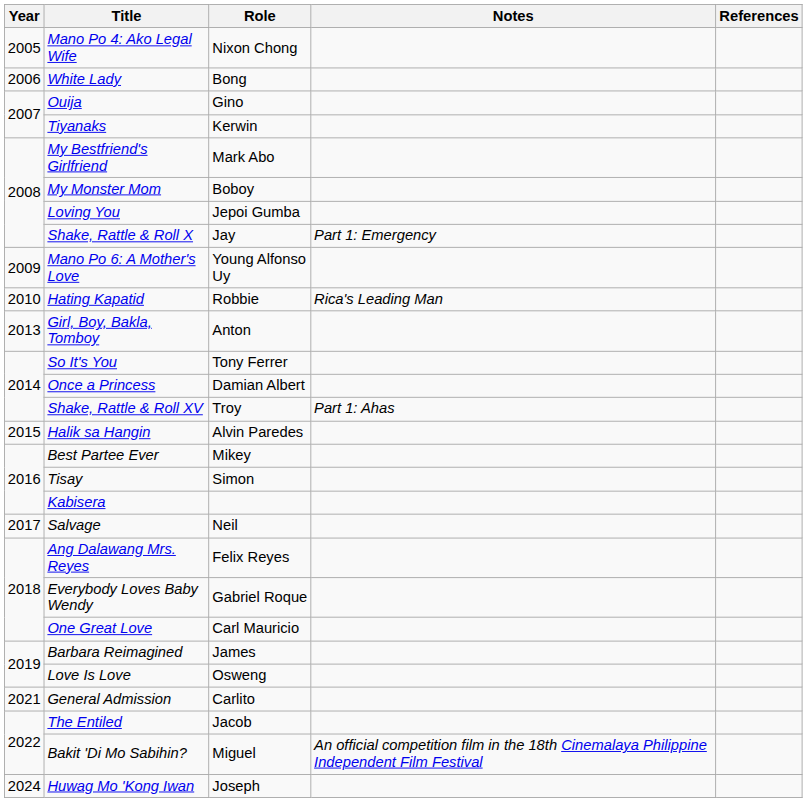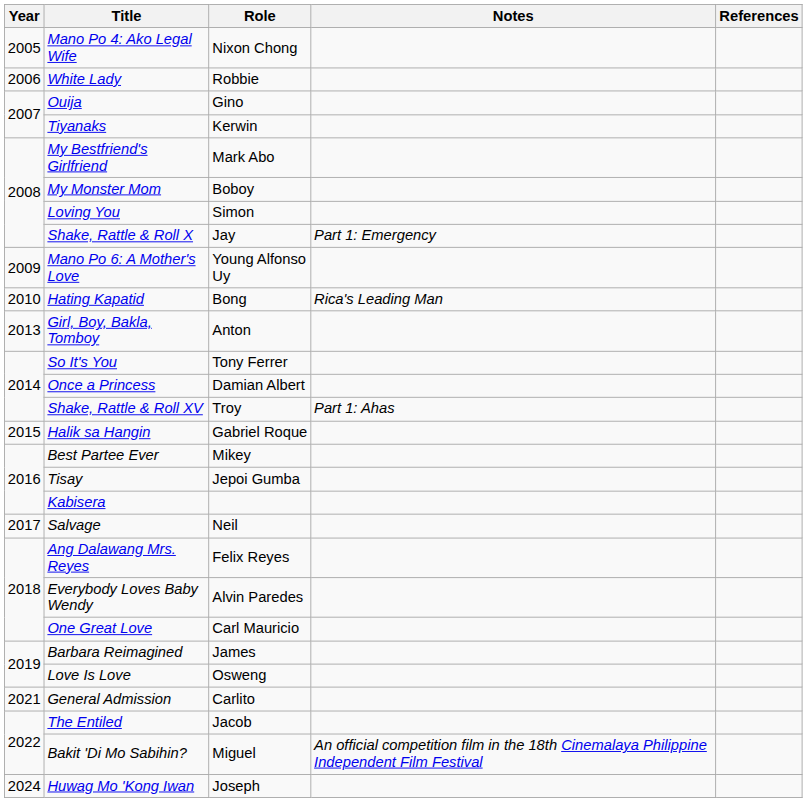(230, 79) Bong -> (236, 79) Robbie
(256, 212) Jepoi Gumba -> (233, 212) Simon
(236, 299) Robbie -> (230, 299) Bong
(258, 432) Alvin Paredes -> (260, 432) Gabriel Roque
(233, 479) Simon -> (256, 479) Jepoi Gumba
(260, 597) Gabriel Roque -> (258, 597) Alvin Paredes
